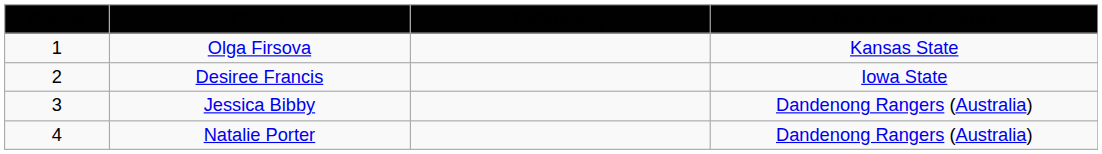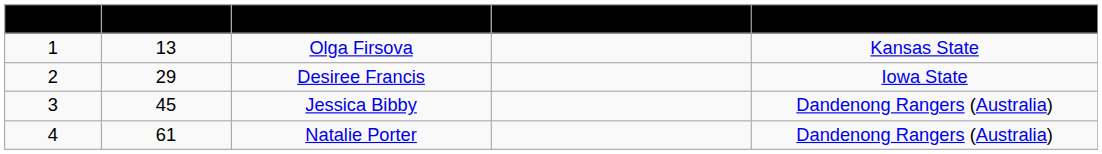+ column: (166, 18)
